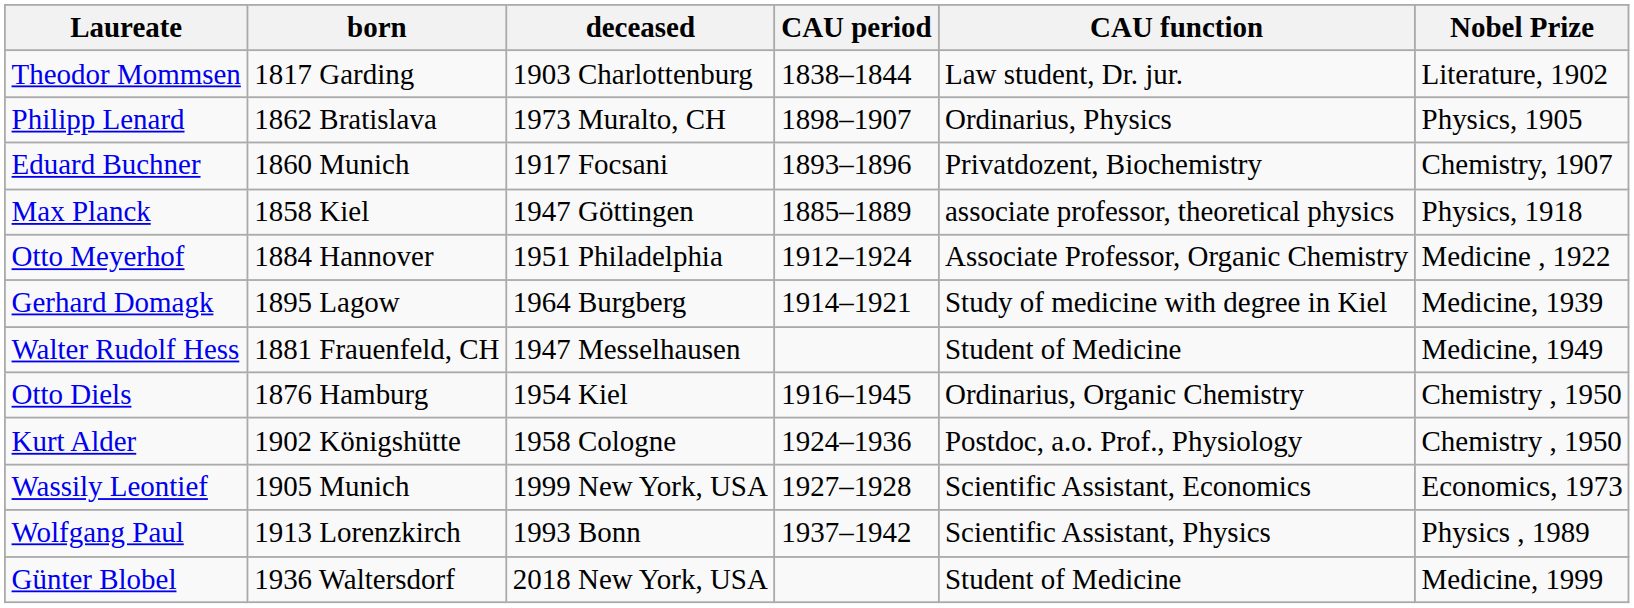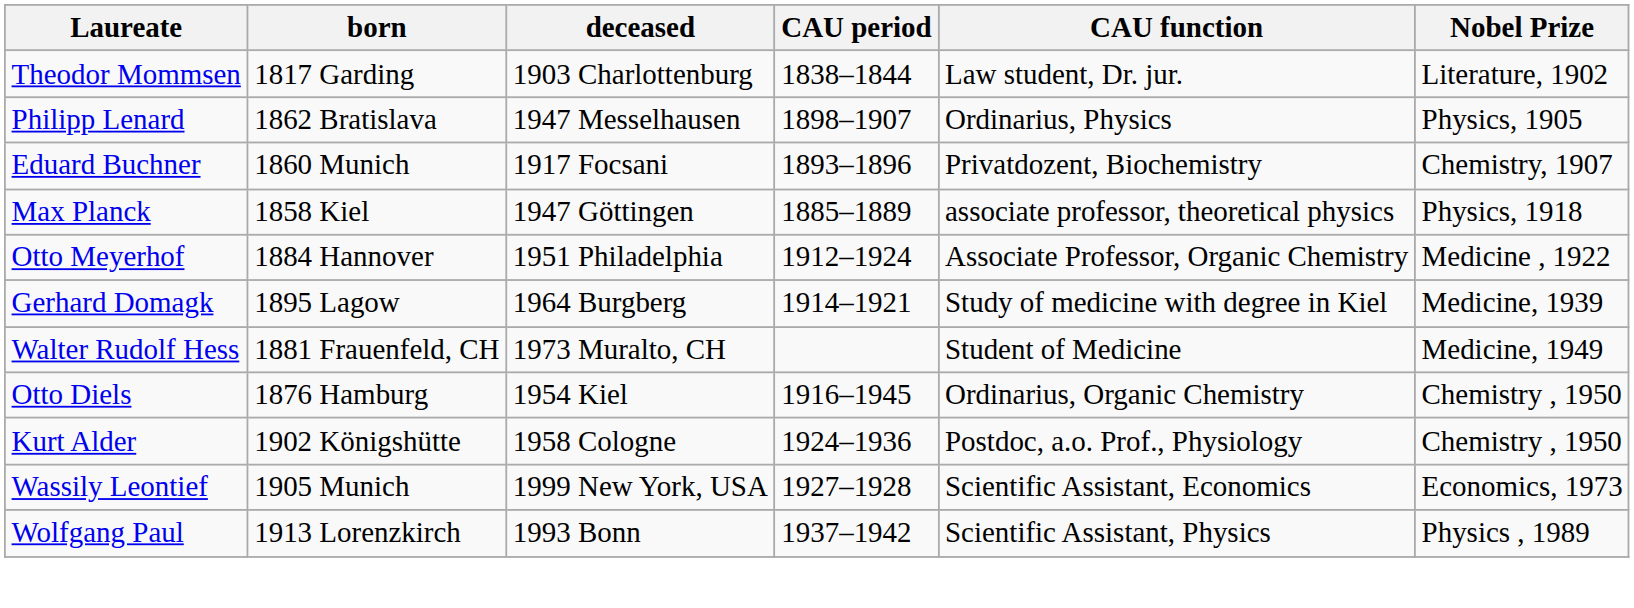(619, 119) 1973 Muralto, CH -> (627, 119) 1947 Messelhausen
(627, 348) 1947 Messelhausen -> (619, 348) 1973 Muralto, CH
- row: (94, 578)
